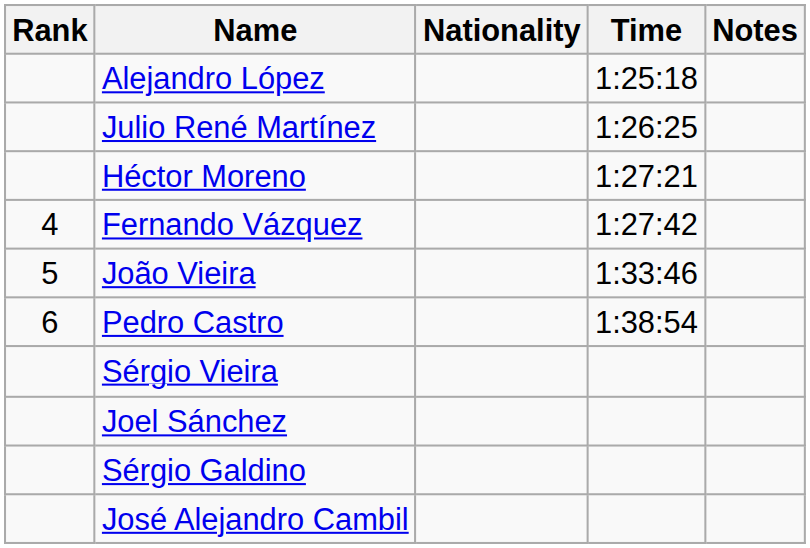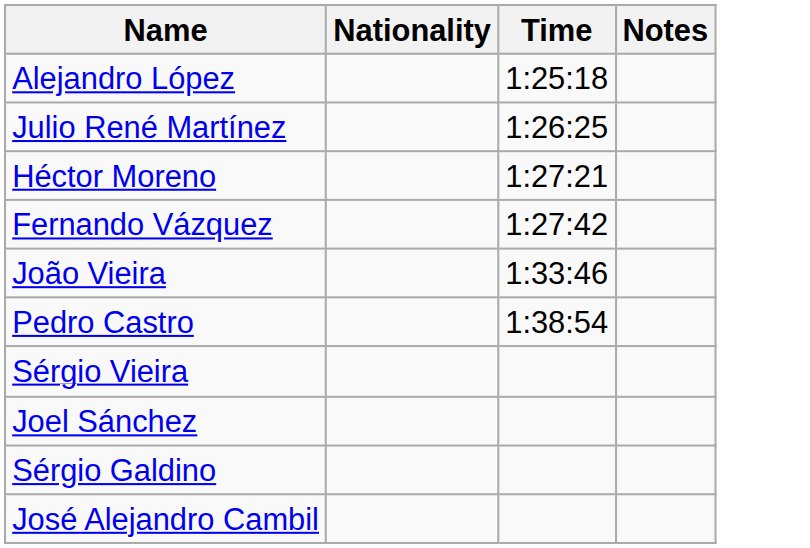- column: (50, 30)
